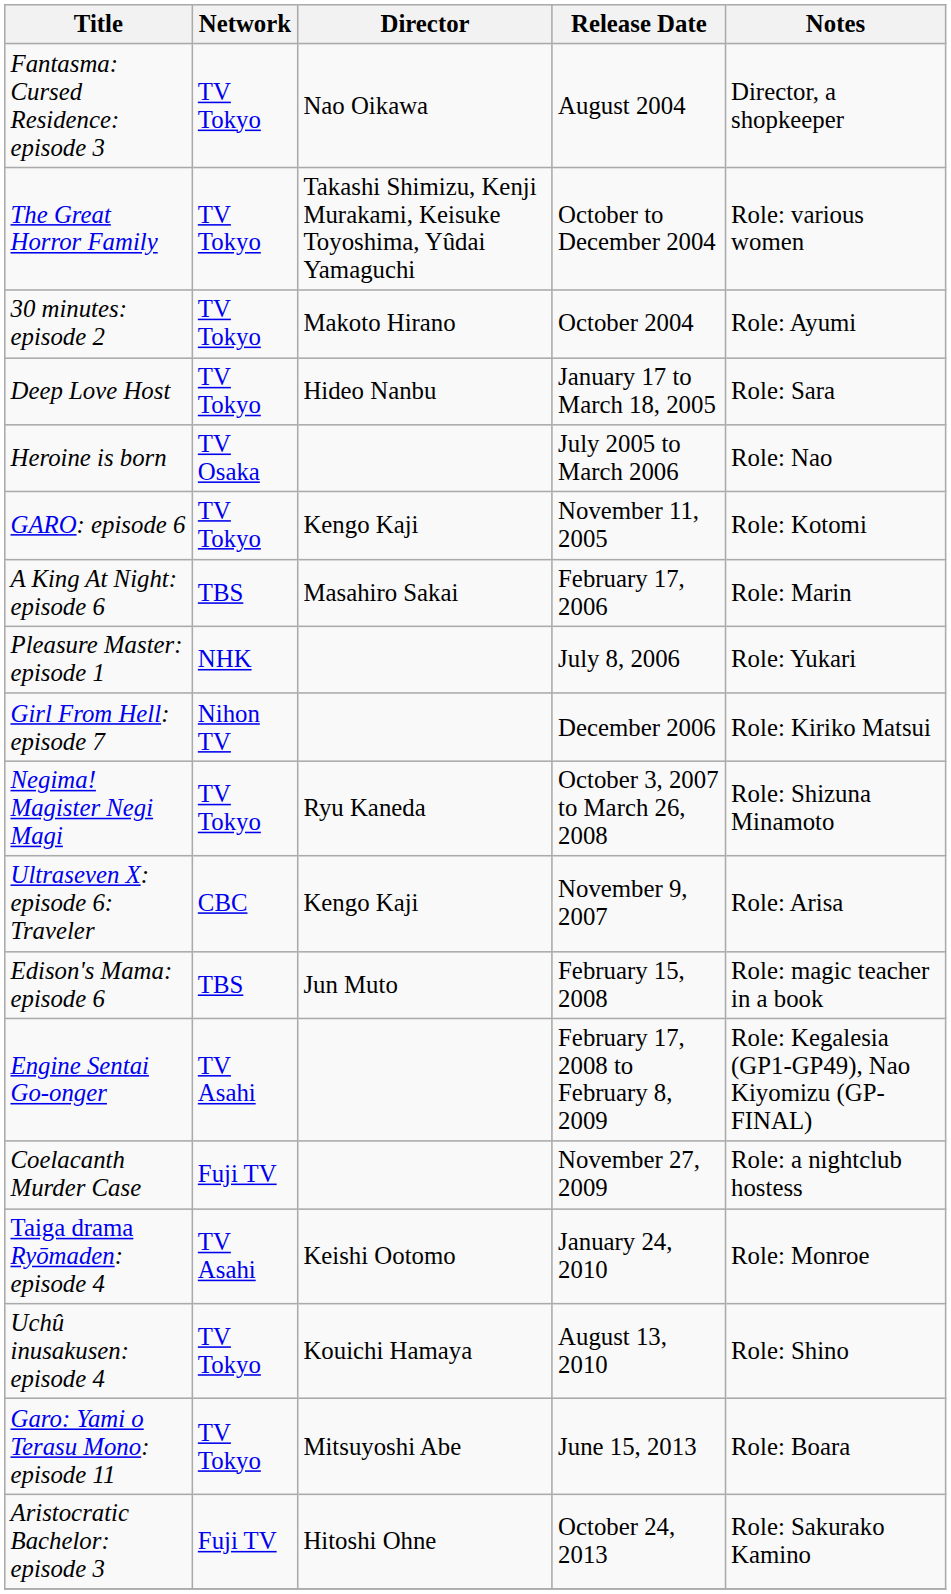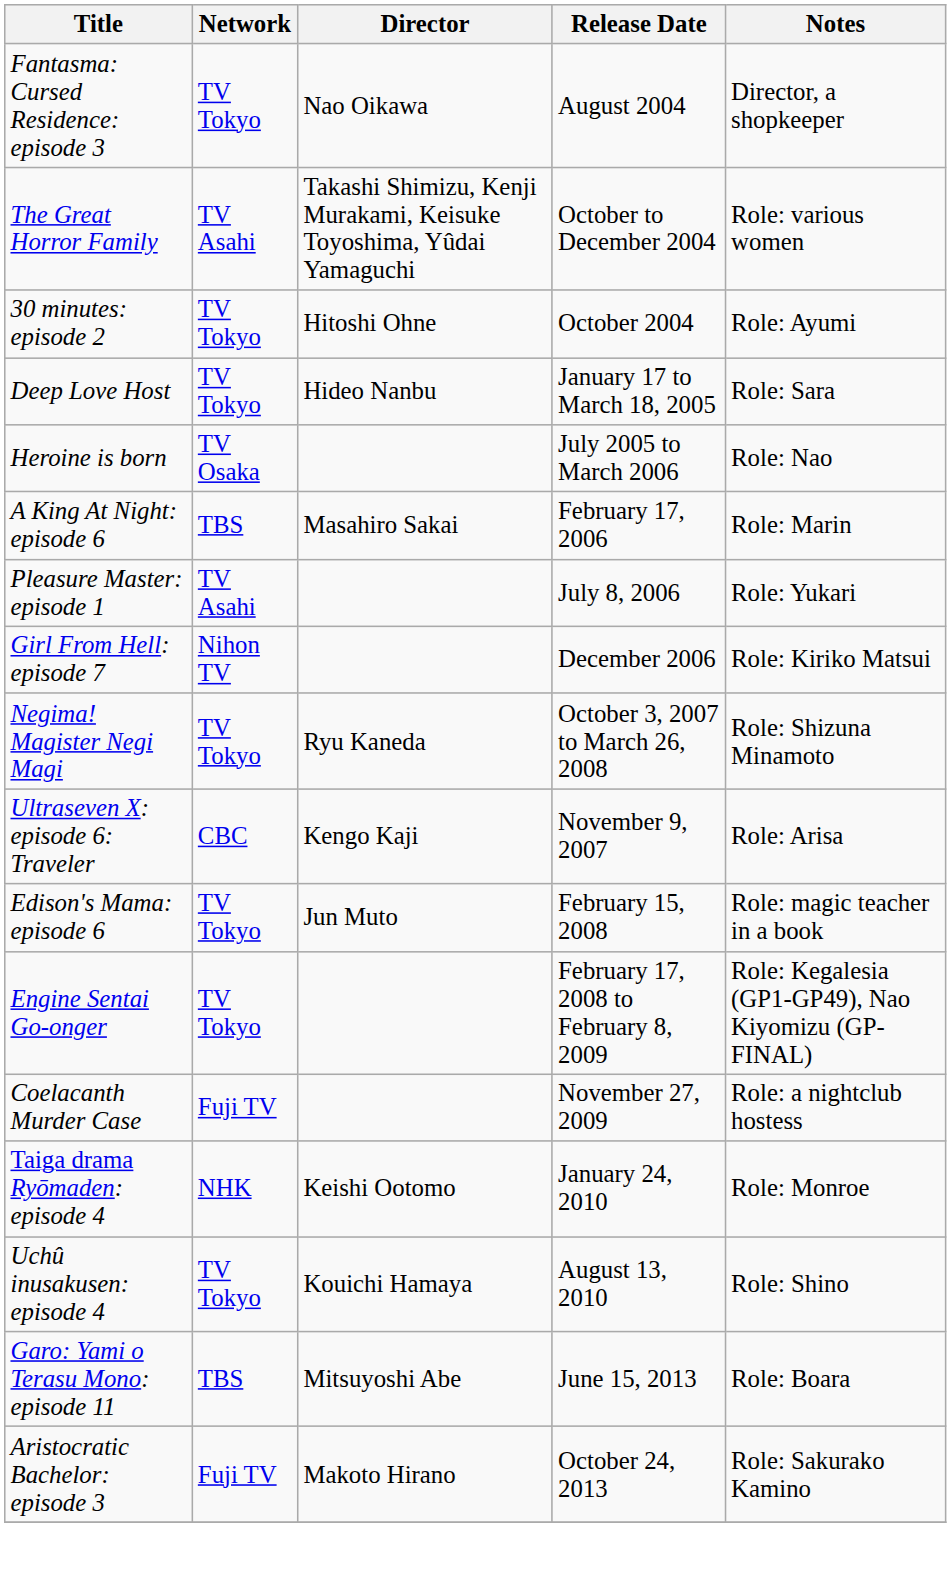(229, 228) TV Tokyo -> (227, 228) TV Asahi
(380, 323) Makoto Hirano -> (370, 323) Hitoshi Ohne
- row: (98, 525)
(225, 659) NHK -> (227, 592) TV Asahi
(221, 984) TBS -> (229, 917) TV Tokyo
(227, 1079) TV Asahi -> (229, 1012) TV Tokyo
(227, 1255) TV Asahi -> (225, 1188) NHK
(229, 1446) TV Tokyo -> (221, 1378) TBS
(370, 1541) Hitoshi Ohne -> (380, 1473) Makoto Hirano
